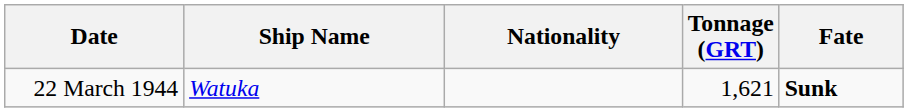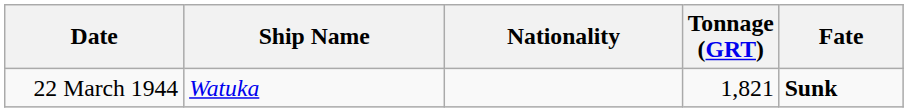(747, 87) 1,621 -> (747, 87) 1,821
